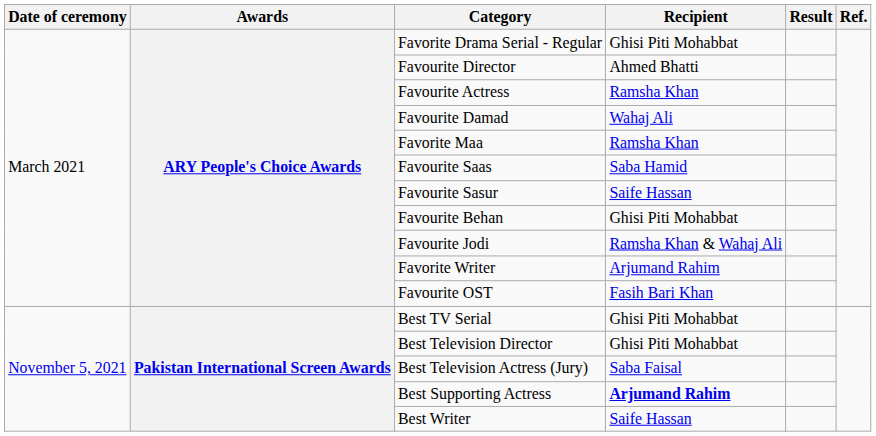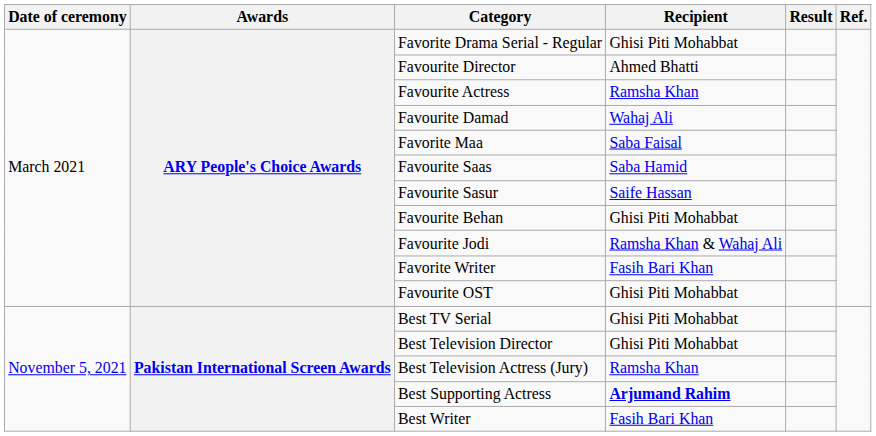(654, 142) Ramsha Khan -> (646, 142) Saba Faisal
(665, 268) Arjumand Rahim -> (661, 268) Fasih Bari Khan
(661, 293) Fasih Bari Khan -> (674, 293) Ghisi Piti Mohabbat
(646, 368) Saba Faisal -> (654, 368) Ramsha Khan
(651, 419) Saife Hassan -> (661, 419) Fasih Bari Khan
